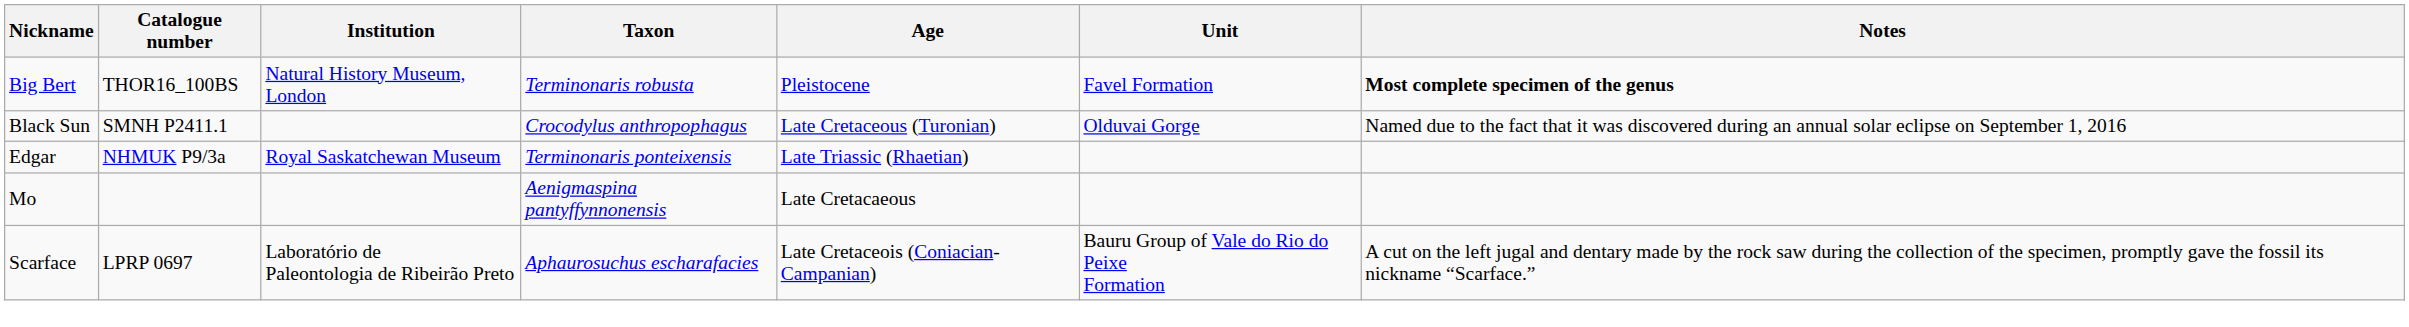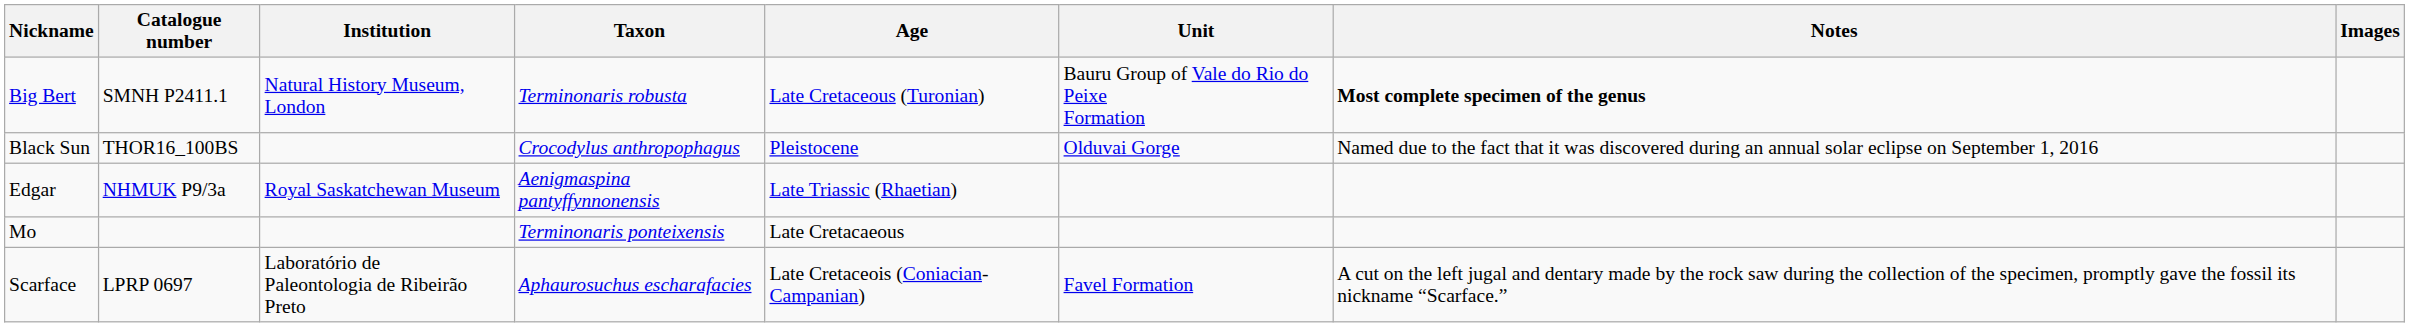+ column: (2370, 30)
(170, 83) THOR16_100BS -> (165, 94) SMNH P2411.1
(825, 83) Pleistocene -> (877, 94) Late Cretaceous (Turonian)
(1148, 83) Favel Formation -> (1186, 94) Bauru Group of Vale do Rio do Peixe Formation
(165, 125) SMNH P2411.1 -> (170, 147) THOR16_100BS
(888, 125) Late Cretaceous (Turonian) -> (814, 147) Pleistocene
(628, 156) Terminonaris ponteixensis -> (589, 189) Aenigmaspina pantyffynnonensis
(596, 198) Aenigmaspina pantyffynnonensis -> (621, 231) Terminonaris ponteixensis
(1206, 262) Bauru Group of Vale do Rio do Peixe Formation -> (1128, 284) Favel Formation
